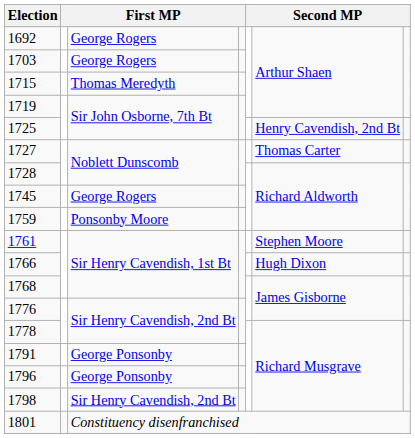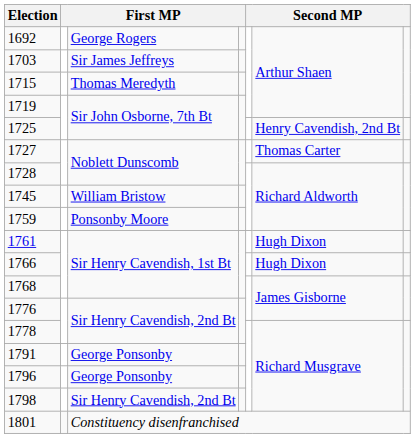(113, 60) George Rogers -> (122, 60) Sir James Jeffreys
(113, 196) George Rogers -> (118, 196) William Bristow
(299, 241) Stephen Moore -> (291, 241) Hugh Dixon
